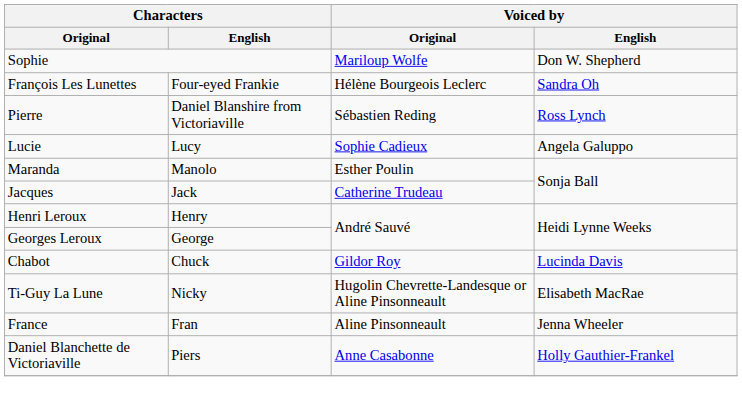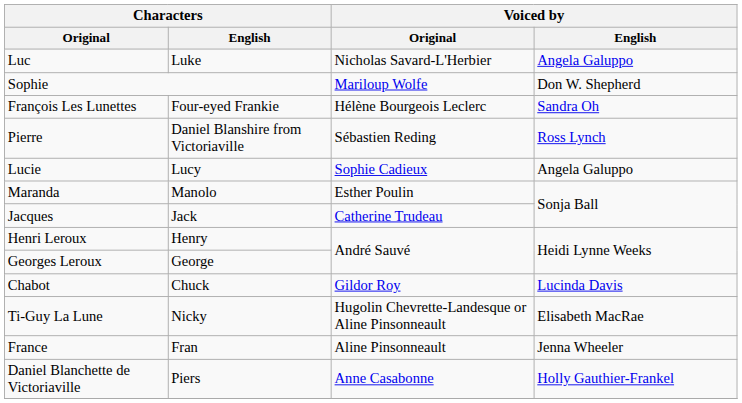+ row: (19, 60)
